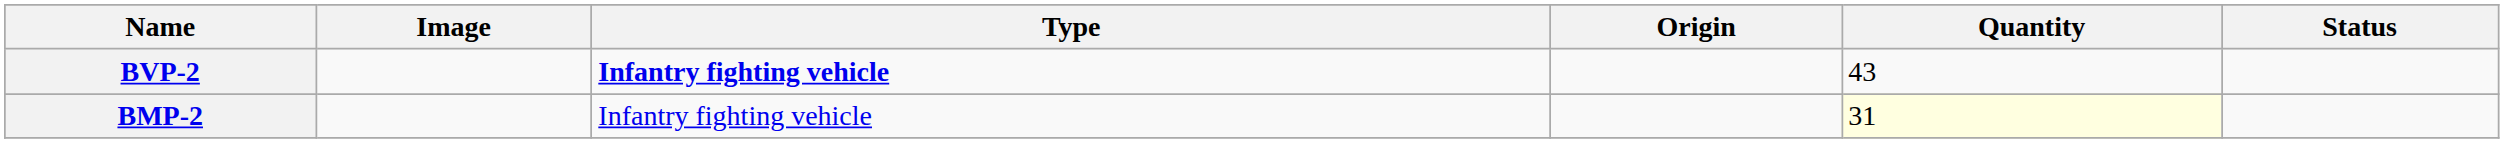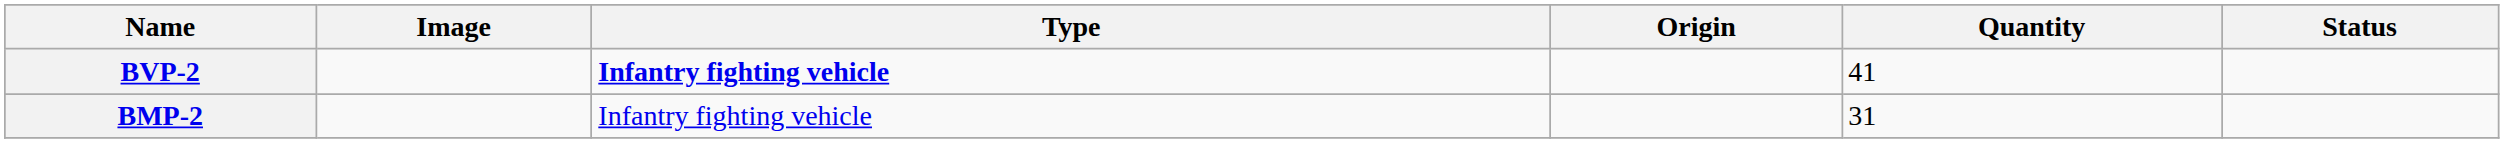(1862, 71) 43 -> (1862, 71) 41
(1862, 115) lightyellow background -> (1862, 115) no background
